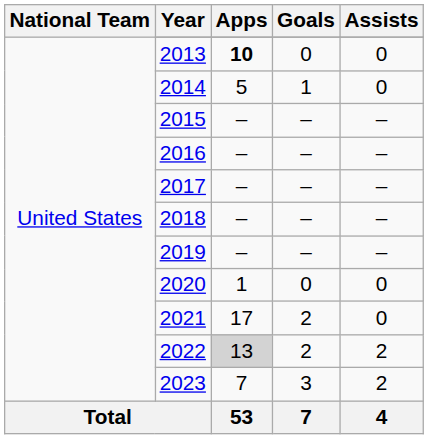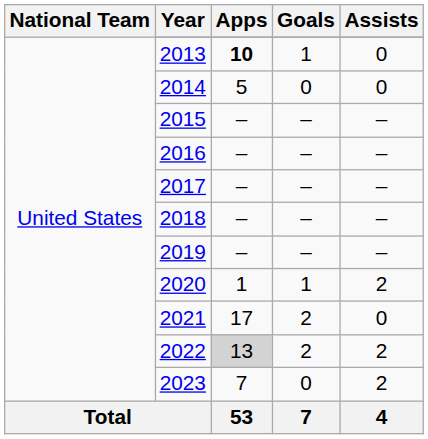(306, 53) 0 -> (306, 53) 1
(306, 86) 1 -> (306, 86) 0
(306, 284) 0 -> (306, 284) 1
(381, 284) 0 -> (381, 284) 2
(306, 383) 3 -> (306, 383) 0
